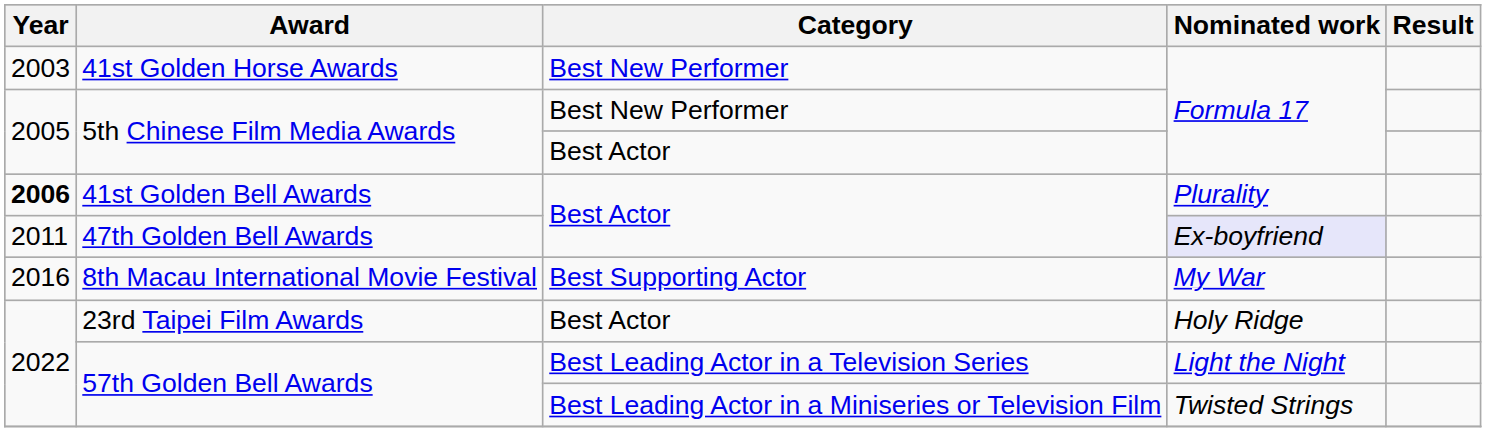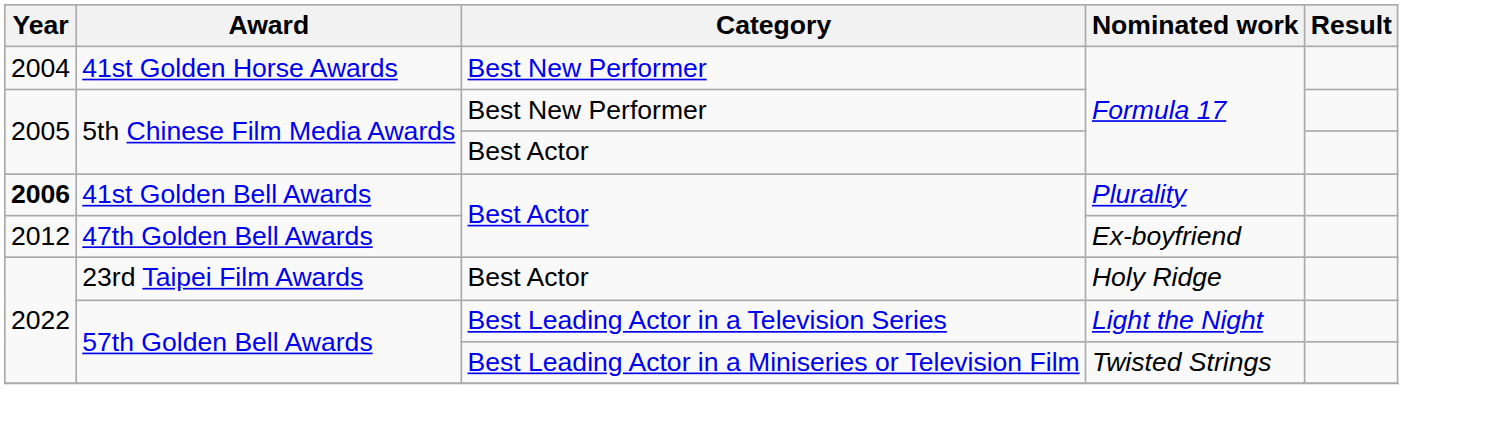(40, 67) 2003 -> (40, 67) 2004
(40, 236) 2011 -> (40, 236) 2012
(1248, 236) lavender background -> (1166, 236) no background
- row: (310, 278)
